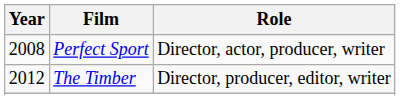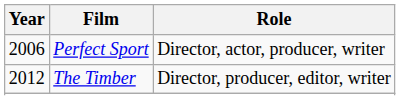(27, 49) 2008 -> (27, 49) 2006
